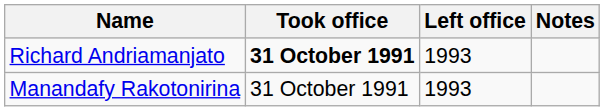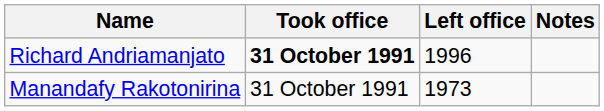(448, 55) 1993 -> (448, 55) 1996
(448, 88) 1993 -> (448, 88) 1973
